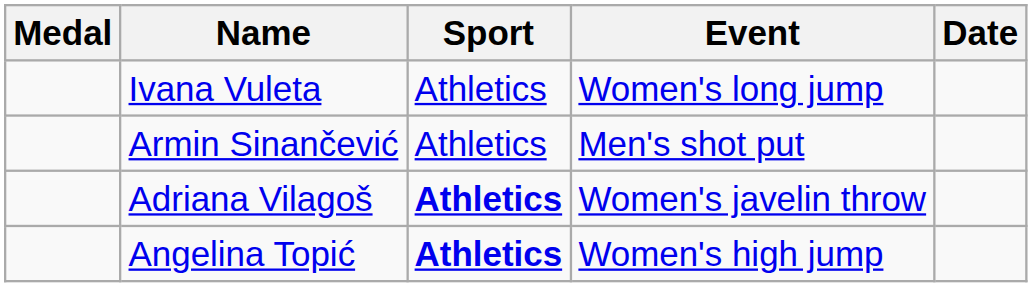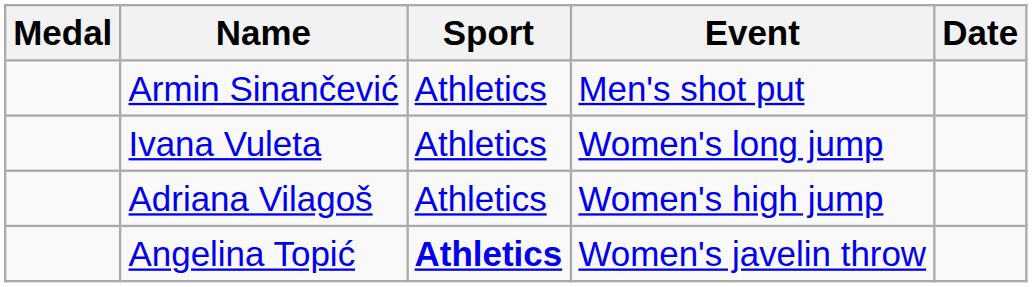rows swapped: (225, 88) <-> (263, 144)
(488, 199) bold -> (481, 199) normal
(752, 199) Women's javelin throw -> (731, 199) Women's high jump
(731, 254) Women's high jump -> (752, 254) Women's javelin throw
